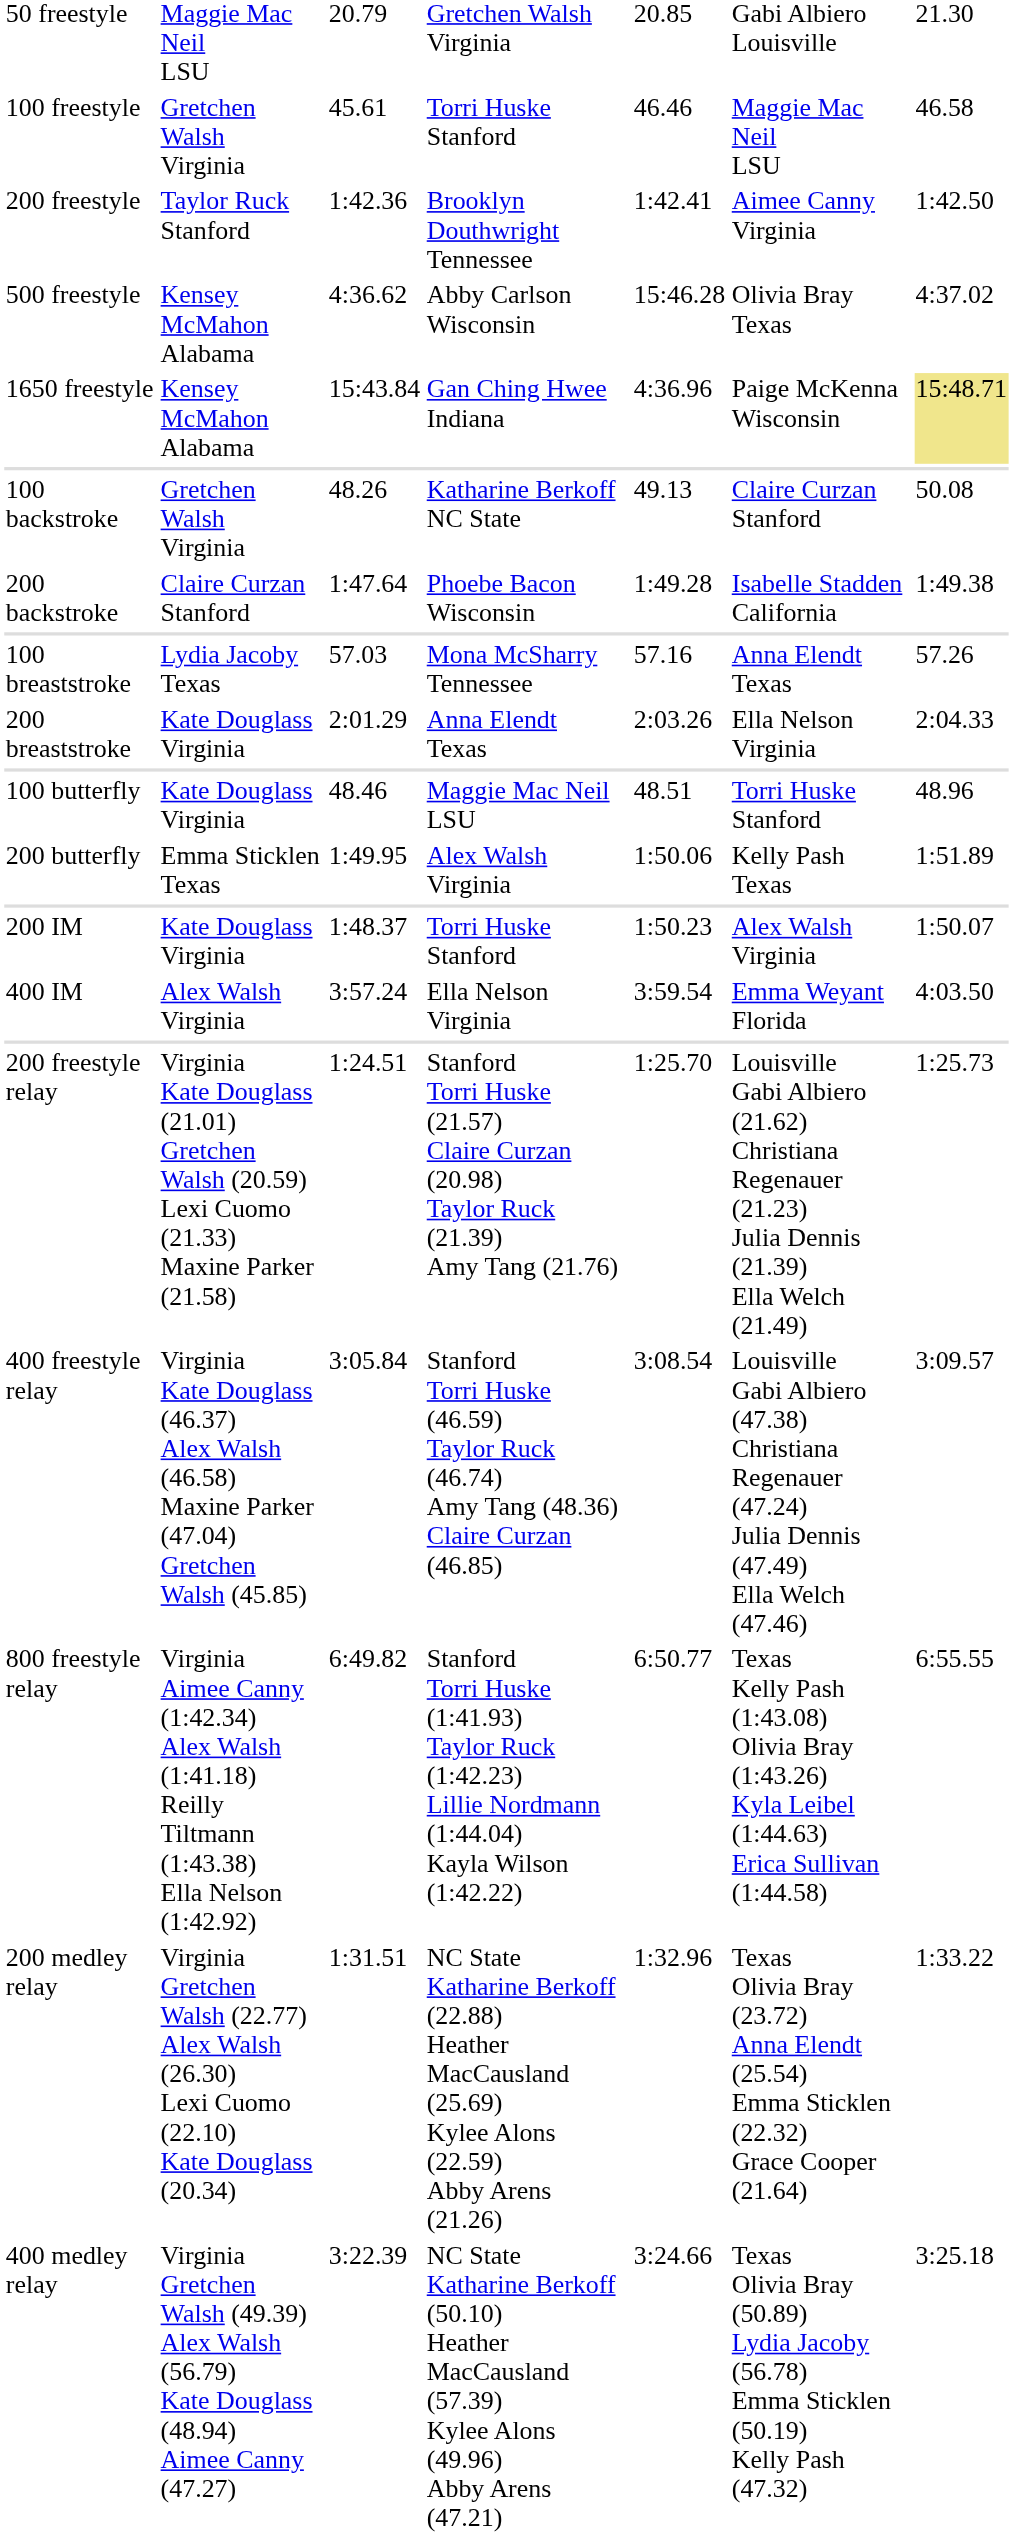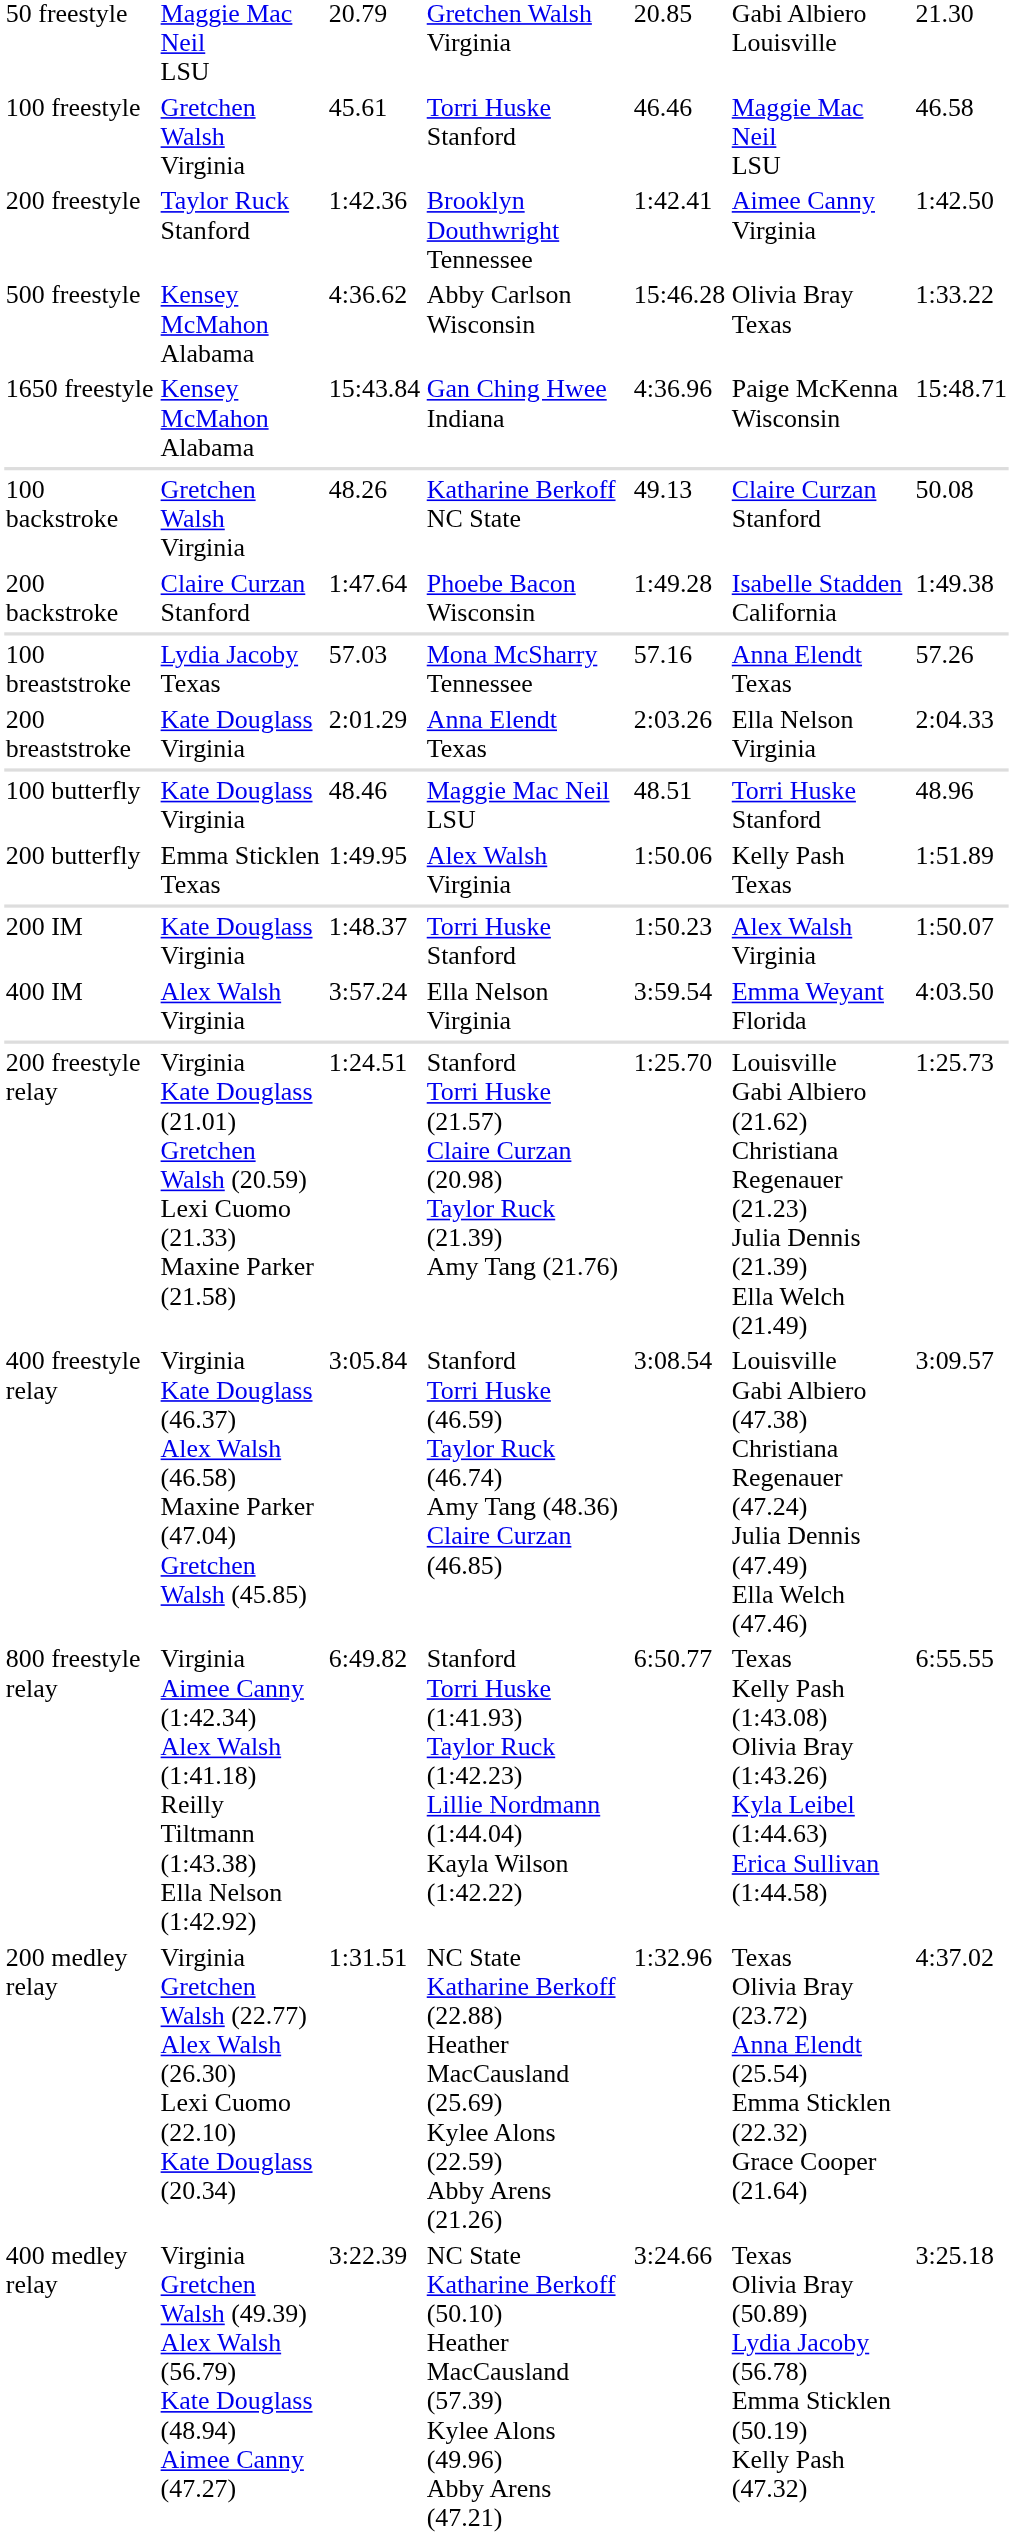(955, 295) 4:37.02 -> (955, 295) 1:33.22
(961, 388) khaki background -> (961, 388) no background
(955, 1957) 1:33.22 -> (955, 1957) 4:37.02
